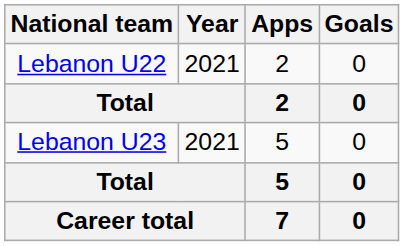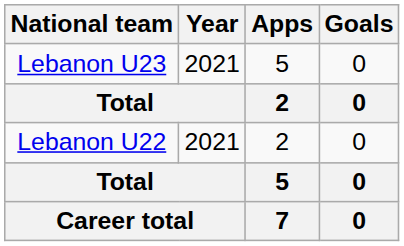rows swapped: (92, 63) <-> (92, 142)
